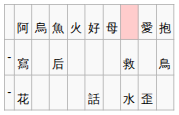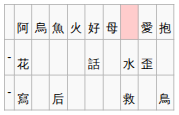rows swapped: (23, 63) <-> (23, 99)
